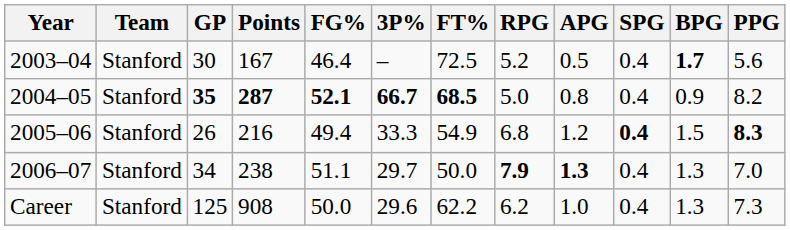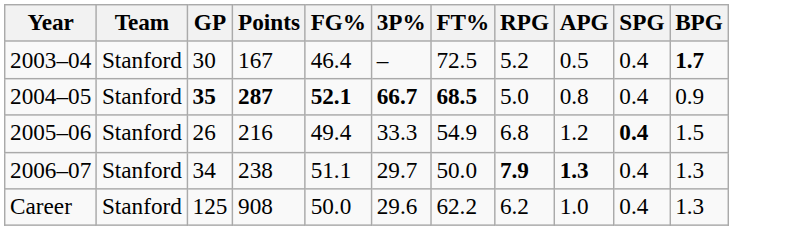- column: (757, 22)
